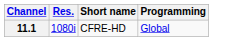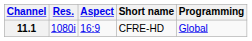+ column: (97, 12)
